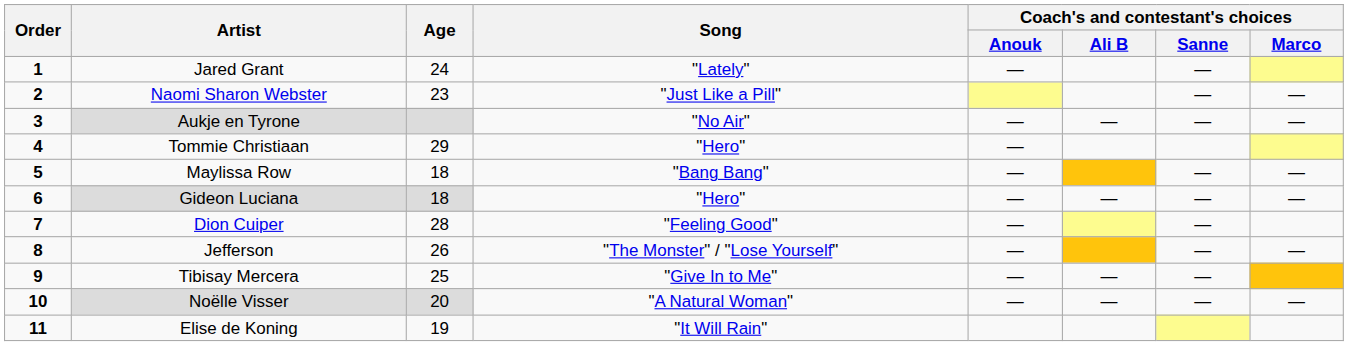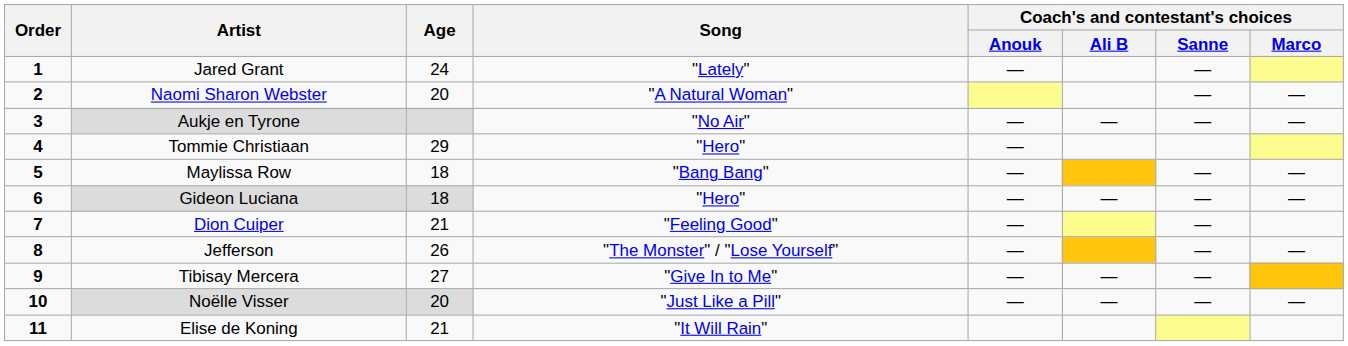(440, 95) 23 -> (440, 95) 20
(721, 95) "Just Like a Pill" -> (721, 95) "A Natural Woman"
(440, 224) 28 -> (440, 224) 21
(440, 276) 25 -> (440, 276) 27
(721, 302) "A Natural Woman" -> (721, 302) "Just Like a Pill"
(440, 327) 19 -> (440, 327) 21
